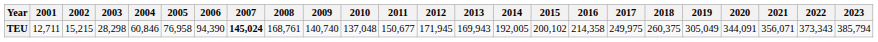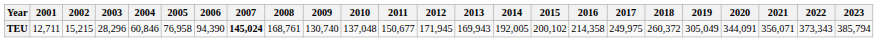(112, 28) 28,298 -> (112, 28) 28,296
(322, 28) 140,740 -> (322, 28) 130,740
(664, 28) 260,375 -> (664, 28) 260,372
